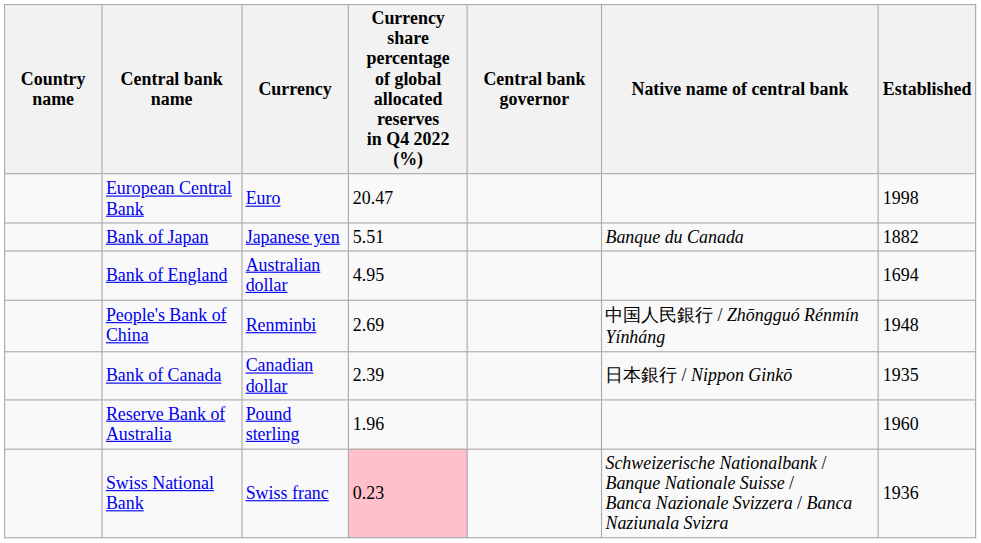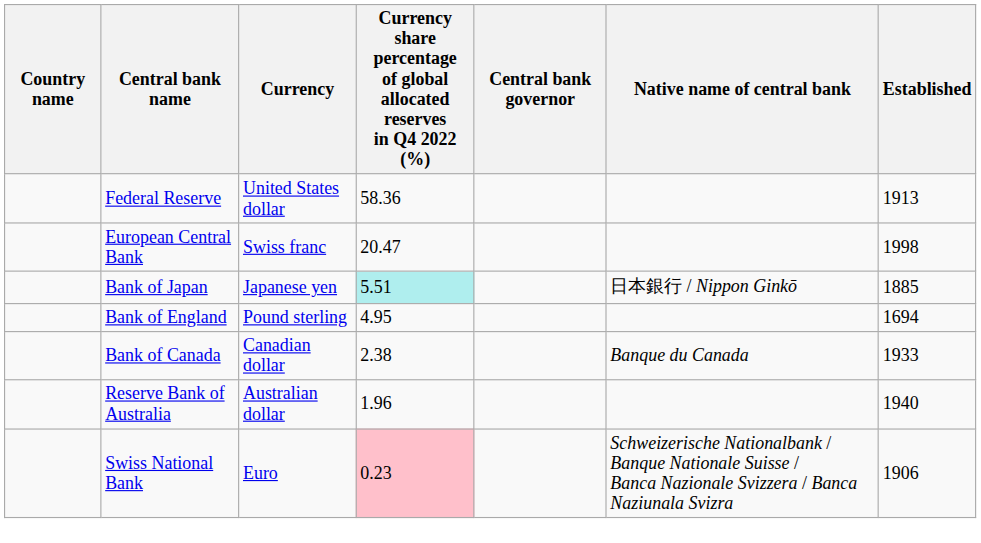+ row: (163, 198)
(263, 198) Euro -> (285, 246) Swiss franc
(368, 236) no background -> (376, 287) paleturquoise background
(675, 236) Banque du Canada -> (704, 286) 日本銀行 / Nippon Ginkō
(901, 236) 1882 -> (901, 287) 1885
(283, 275) Australian dollar -> (295, 317) Pound sterling
- row: (166, 325)
(368, 375) 2.39 -> (376, 355) 2.38
(699, 375) 日本銀行 / Nippon Ginkō -> (680, 355) Banque du Canada
(901, 375) 1935 -> (901, 355) 1933
(273, 424) Pound sterling -> (280, 404) Australian dollar
(901, 424) 1960 -> (901, 404) 1940
(287, 493) Swiss franc -> (260, 473) Euro
(901, 493) 1936 -> (901, 473) 1906
